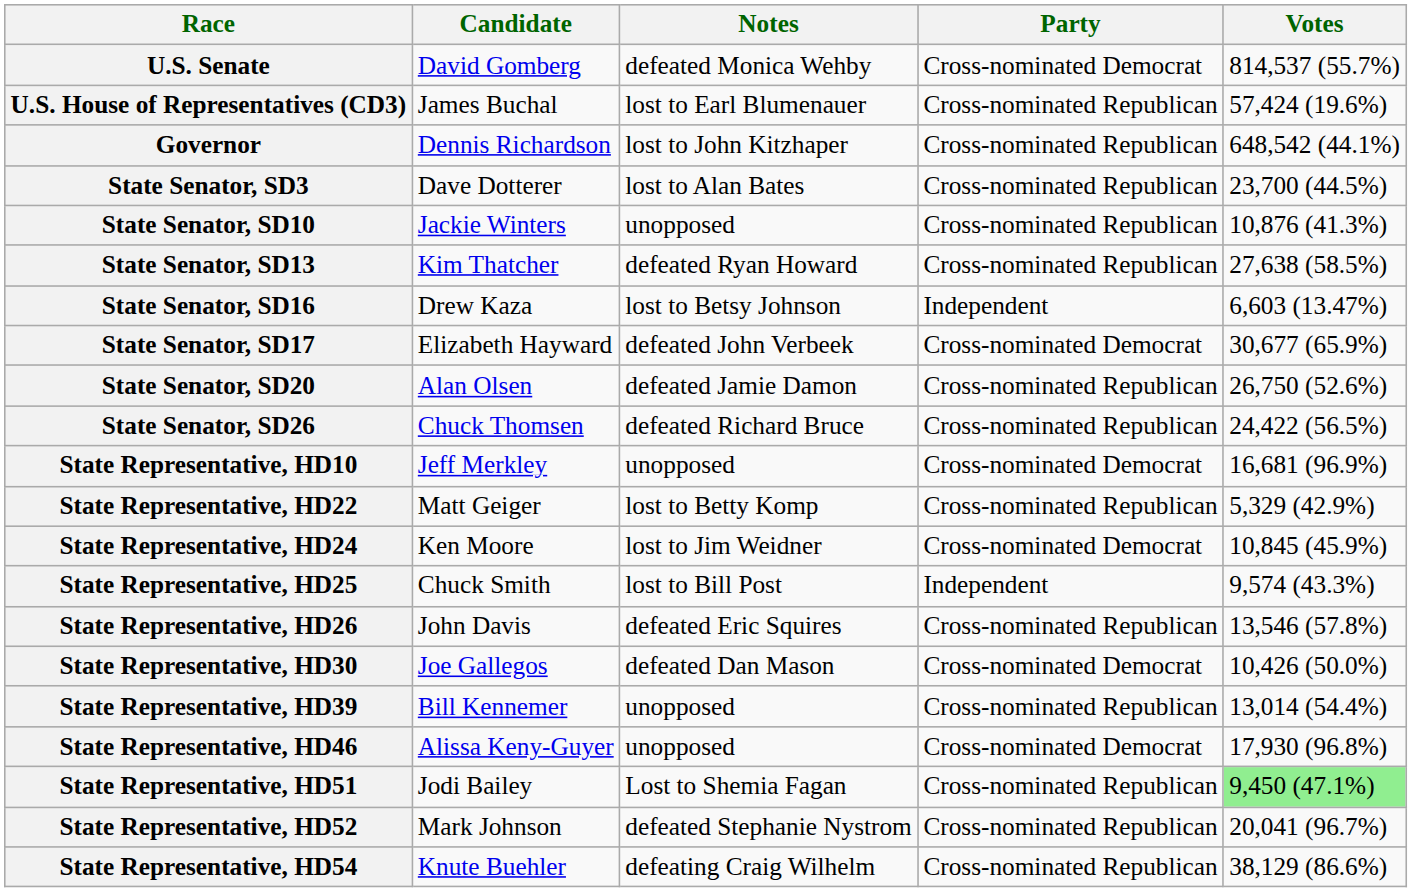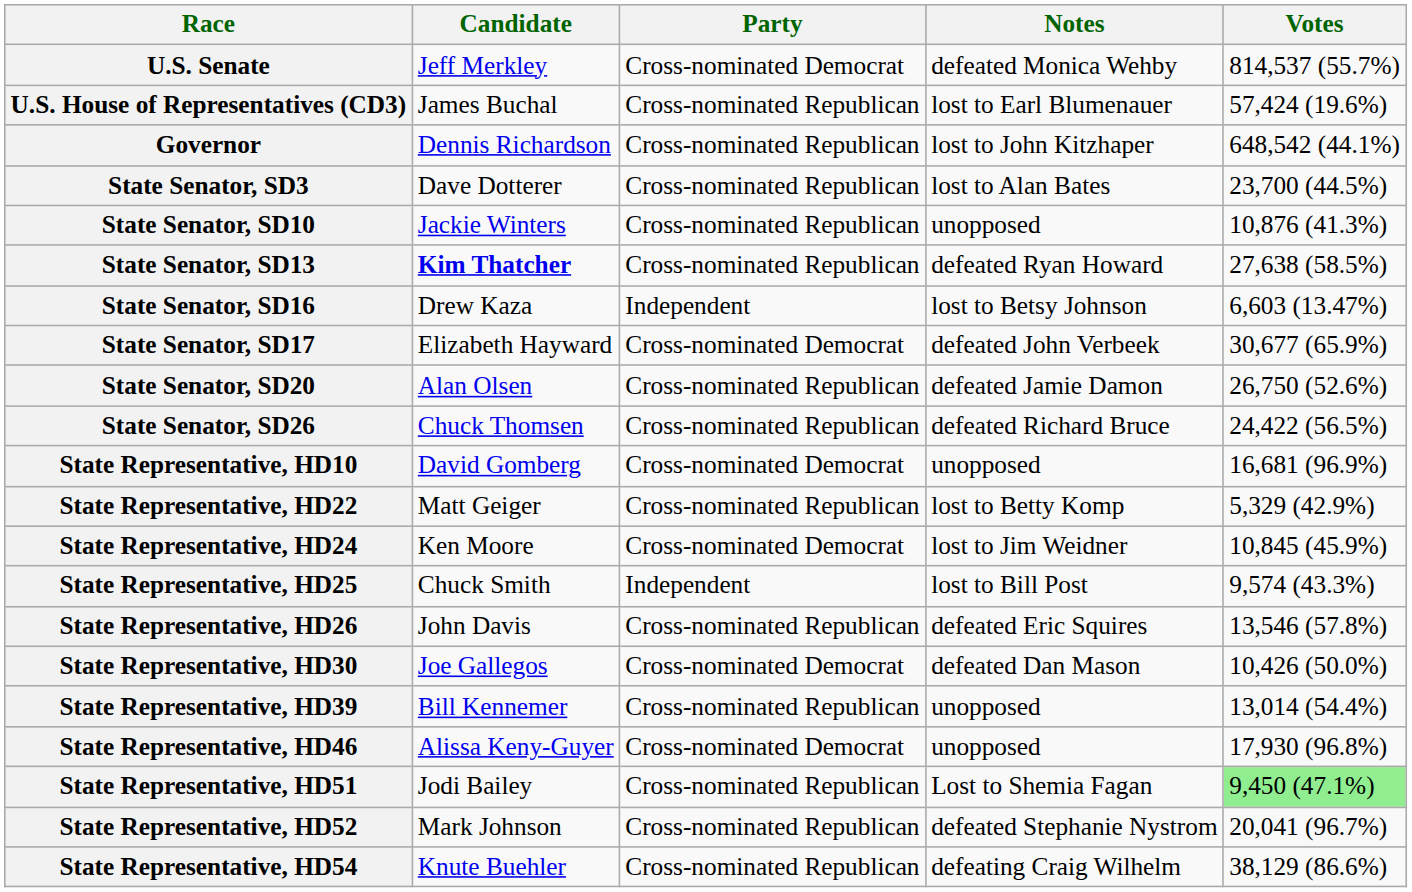columns swapped: (1070, 24) <-> (769, 24)
(499, 64) David Gomberg -> (483, 64) Jeff Merkley
(488, 265) normal -> (494, 265) bold
(483, 465) Jeff Merkley -> (499, 465) David Gomberg
